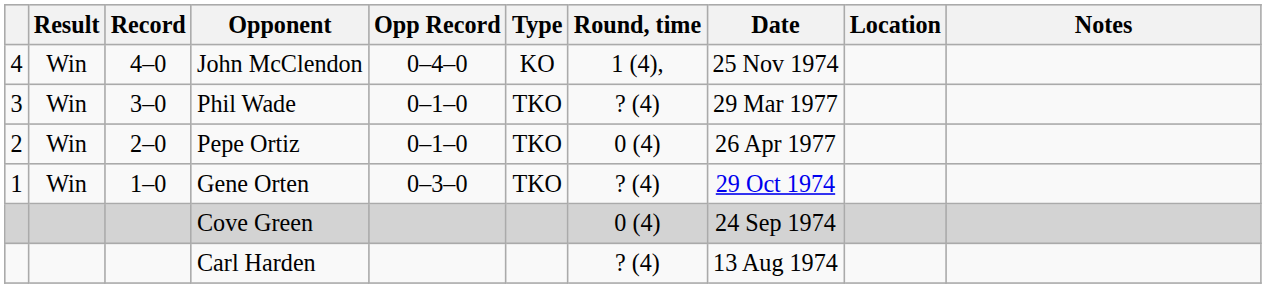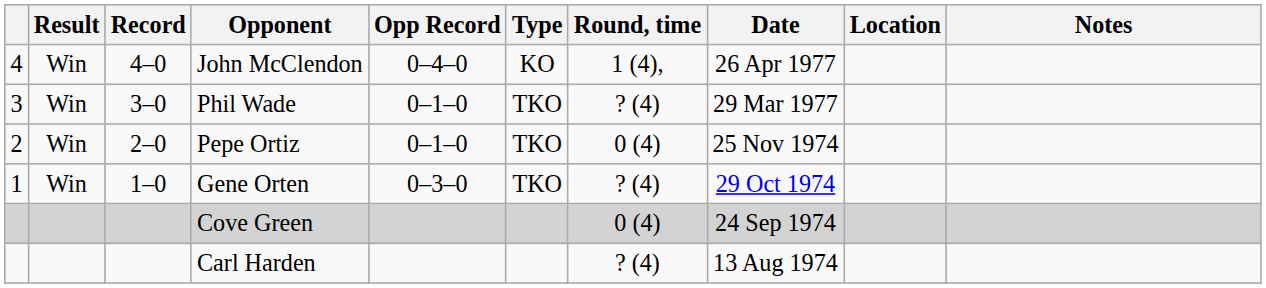(775, 64) 25 Nov 1974 -> (775, 64) 26 Apr 1977
(775, 144) 26 Apr 1977 -> (775, 144) 25 Nov 1974
